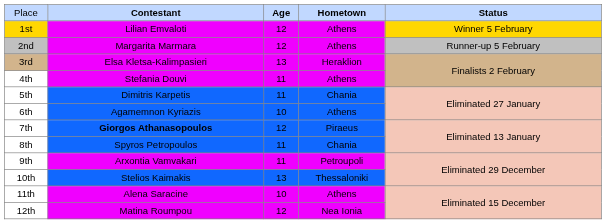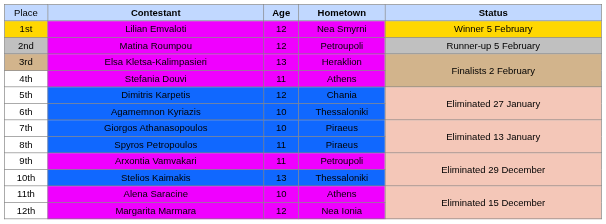(342, 29) Athens -> (342, 29) Nea Smyrni
(156, 46) Margarita Marmara -> (156, 46) Matina Roumpou
(342, 46) Athens -> (342, 46) Petroupoli
(281, 95) 11 -> (281, 95) 12
(342, 112) Athens -> (342, 112) Thessaloniki
(156, 128) bold -> (156, 128) normal
(281, 128) 12 -> (281, 128) 10
(342, 145) Chania -> (342, 145) Piraeus
(156, 211) Matina Roumpou -> (156, 211) Margarita Marmara
